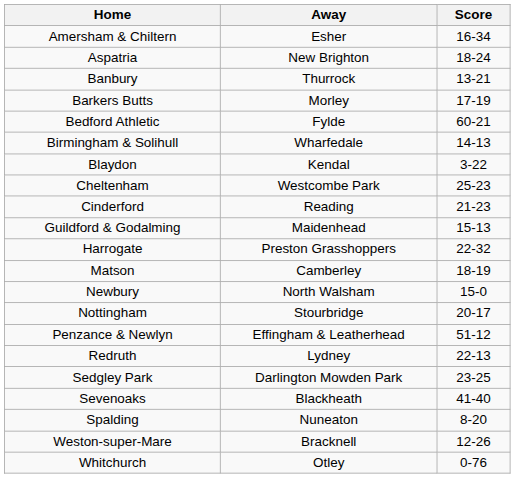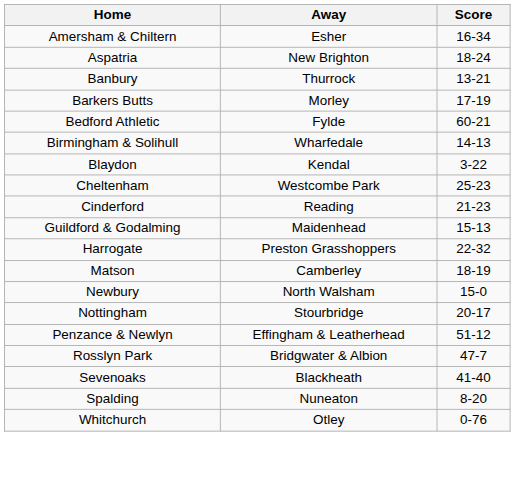- row: (113, 356)
+ row: (113, 356)
- row: (113, 377)
- row: (113, 441)
